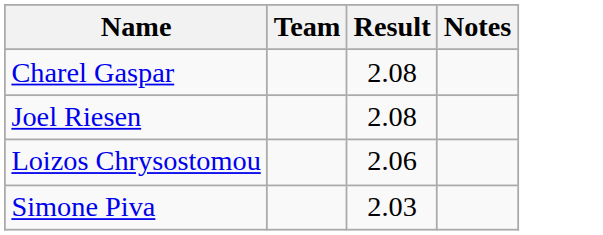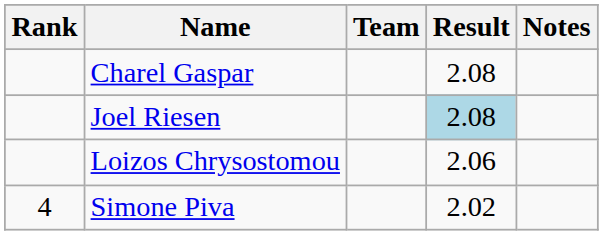+ column: (44, 26)
(392, 116) no background -> (471, 116) lightblue background
(392, 206) 2.03 -> (471, 206) 2.02
